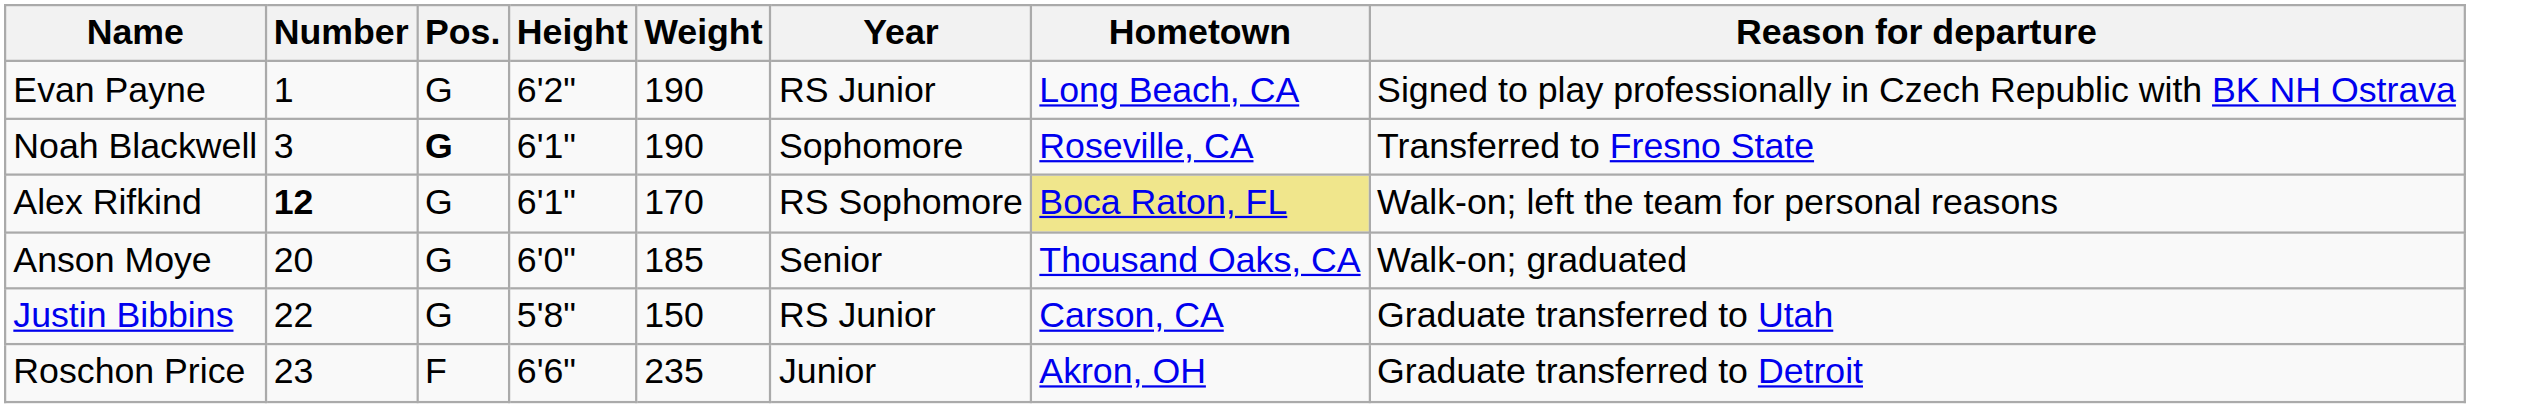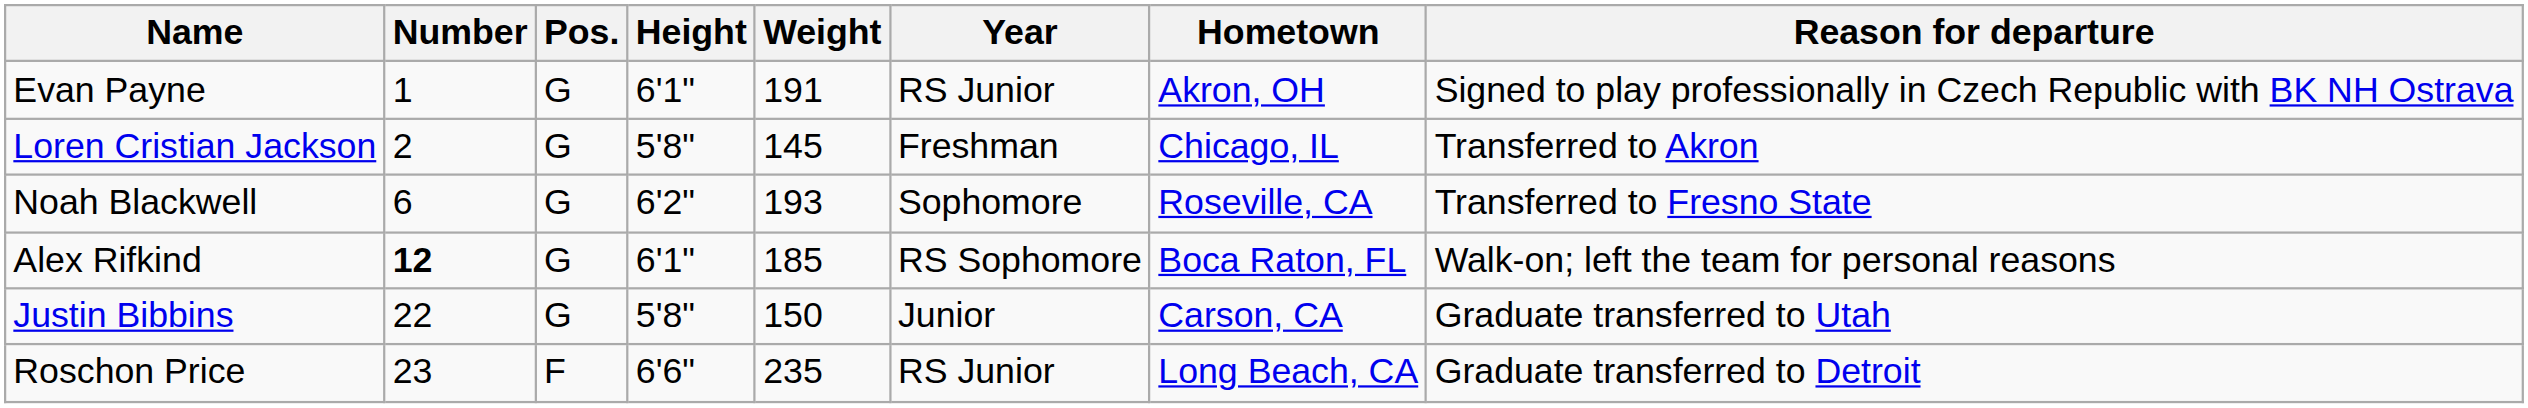(546, 89) 6'2" -> (665, 89) 6'1"
(674, 89) 190 -> (793, 89) 191
(1169, 89) Long Beach, CA -> (1242, 89) Akron, OH
+ row: (195, 145)
(284, 145) 3 -> (403, 202) 6
(439, 145) bold -> (558, 202) normal
(546, 145) 6'1" -> (665, 202) 6'2"
(674, 145) 190 -> (793, 202) 193
(674, 202) 170 -> (793, 259) 185
(1163, 202) khaki background -> (1282, 259) no background
- row: (113, 259)
(857, 315) RS Junior -> (947, 315) Junior
(828, 372) Junior -> (976, 372) RS Junior
(1123, 372) Akron, OH -> (1288, 372) Long Beach, CA
